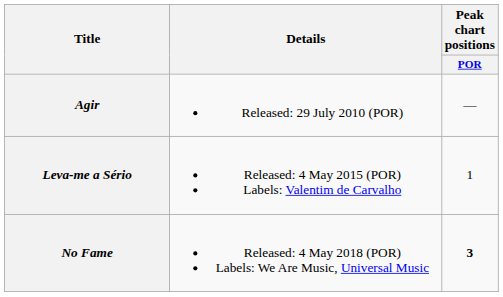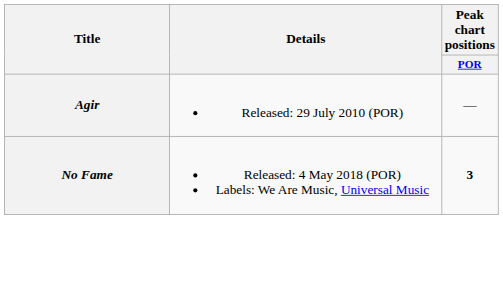- row: (87, 175)
